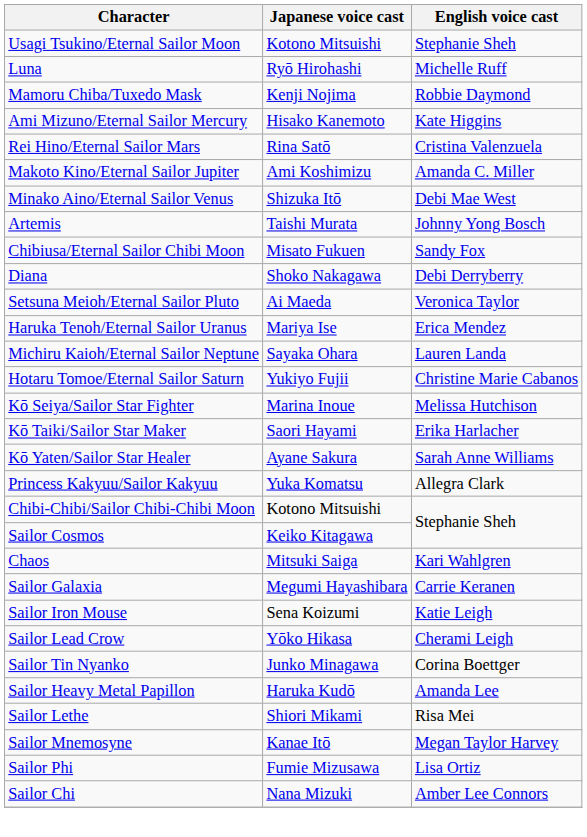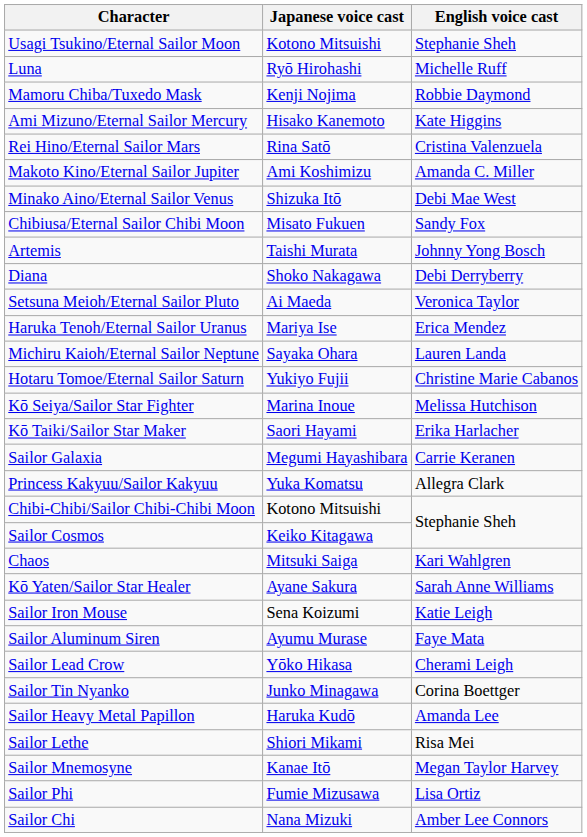rows swapped: (35, 224) <-> (126, 250)
rows swapped: (99, 457) <-> (55, 586)
+ row: (84, 638)
